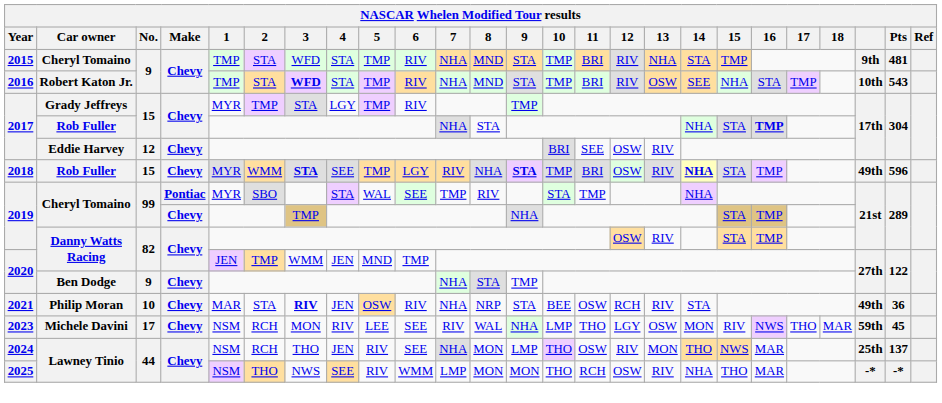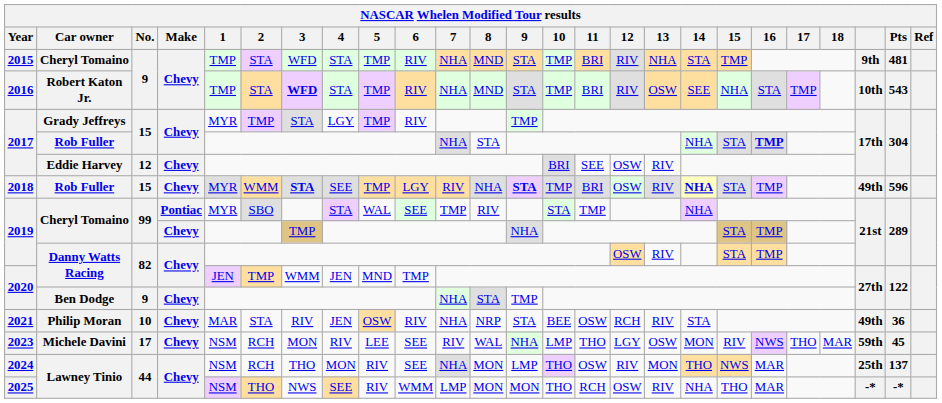(306, 304) bold -> (302, 320) normal
(343, 349) JEN -> (341, 365) MON
